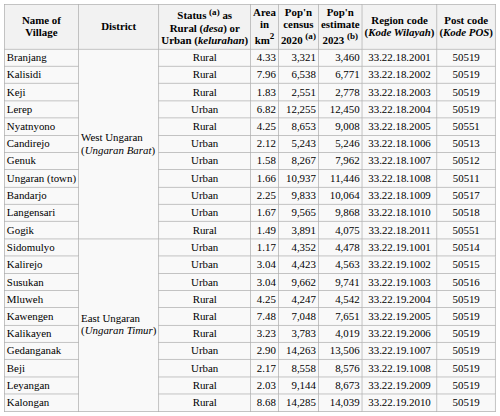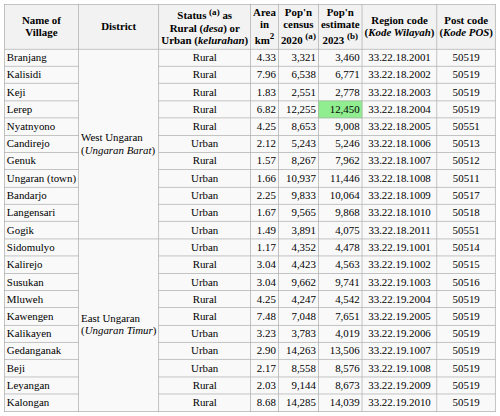(205, 109) Urban -> (205, 109) Rural
(345, 109) no background -> (345, 109) lightgreen background
(205, 161) Urban -> (205, 161) Rural
(266, 161) 1.58 -> (266, 161) 1.57
(205, 230) Rural -> (205, 230) Urban
(205, 264) Urban -> (205, 264) Rural
(205, 333) Rural -> (205, 333) Urban
